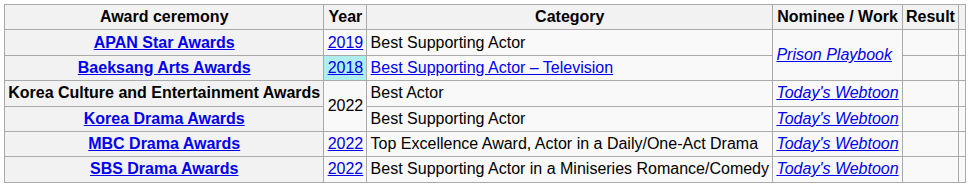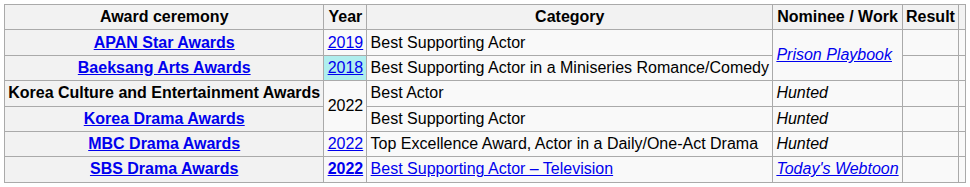(492, 67) Best Supporting Actor – Television -> (570, 67) Best Supporting Actor in a Miniseries Romance/Comedy
(838, 93) Today's Webtoon -> (802, 93) Hunted
(838, 118) Today's Webtoon -> (802, 118) Hunted
(838, 144) Today's Webtoon -> (802, 144) Hunted
(345, 169) normal -> (345, 169) bold
(570, 169) Best Supporting Actor in a Miniseries Romance/Comedy -> (492, 169) Best Supporting Actor – Television
